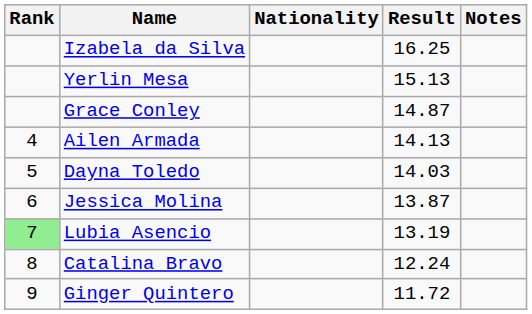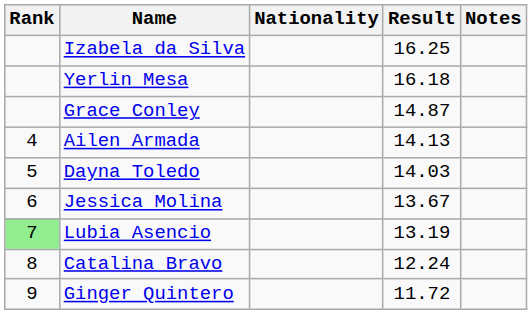(422, 81) 15.13 -> (422, 81) 16.18
(422, 203) 13.87 -> (422, 203) 13.67
